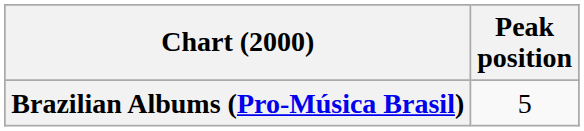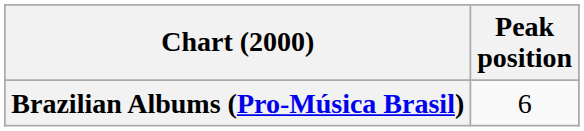(525, 102) 5 -> (525, 102) 6
